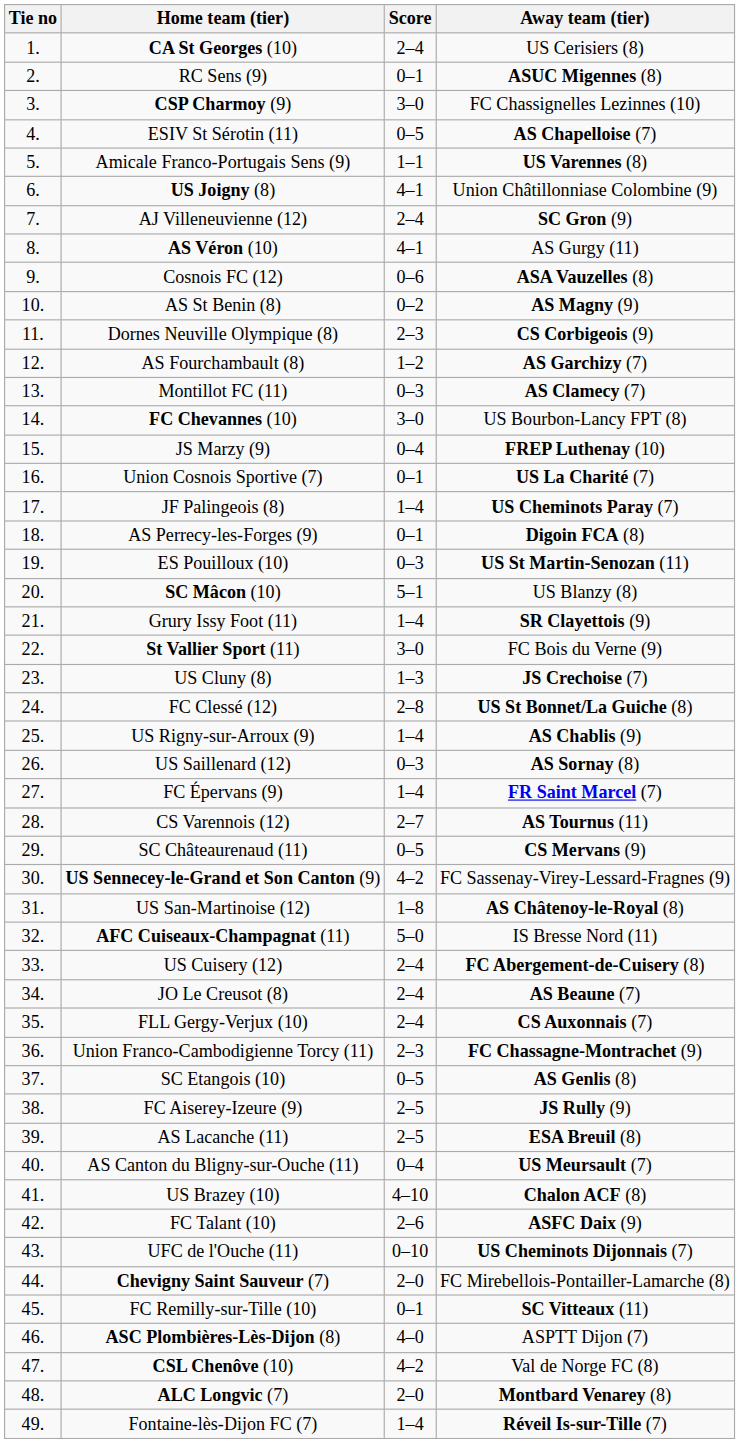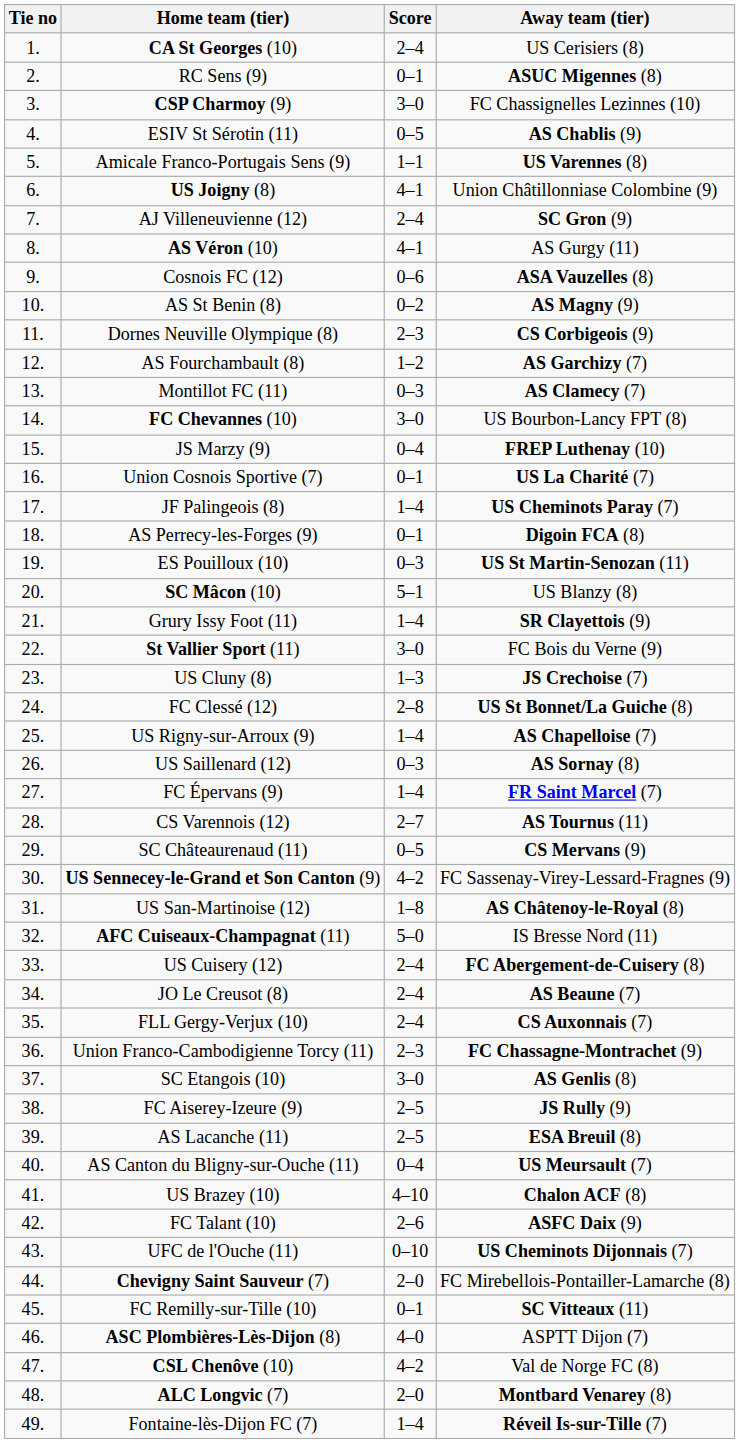(585, 133) AS Chapelloise (7) -> (585, 133) AS Chablis (9)
(585, 735) AS Chablis (9) -> (585, 735) AS Chapelloise (7)
(410, 1079) 0–5 -> (410, 1079) 3–0
